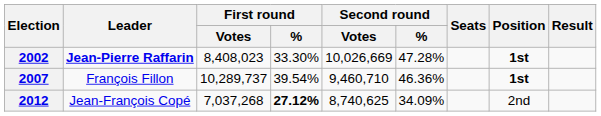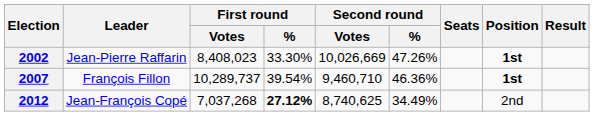(130, 57) bold -> (127, 57) normal
(421, 57) 47.28% -> (415, 57) 47.26%
(421, 100) 34.09% -> (415, 100) 34.49%
